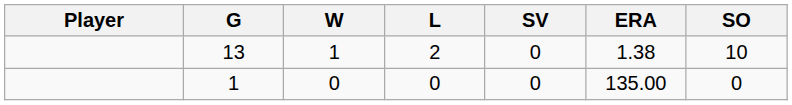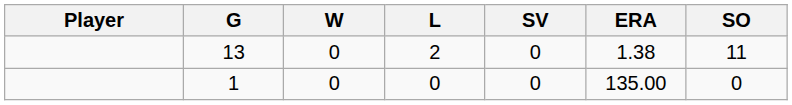(334, 52) 1 -> (334, 52) 0
(736, 52) 10 -> (736, 52) 11
